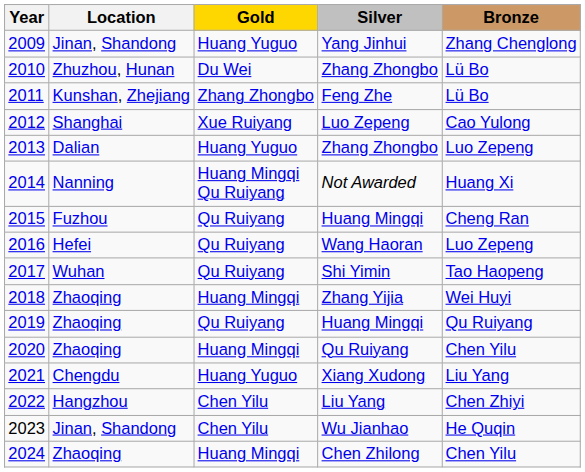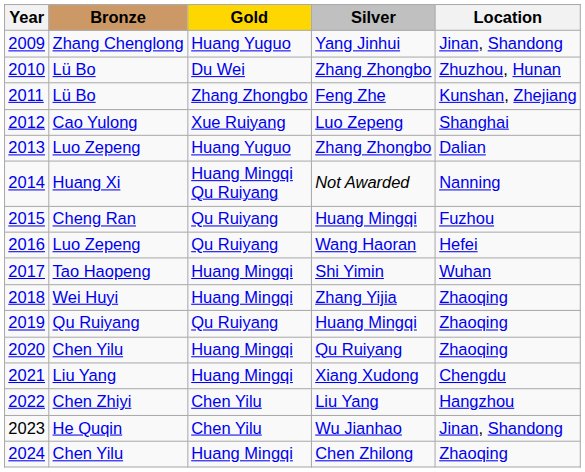columns swapped: (121, 17) <-> (511, 17)
(241, 271) Qu Ruiyang -> (242, 271) Huang Mingqi
(247, 375) Huang Yuguo -> (242, 375) Huang Mingqi
